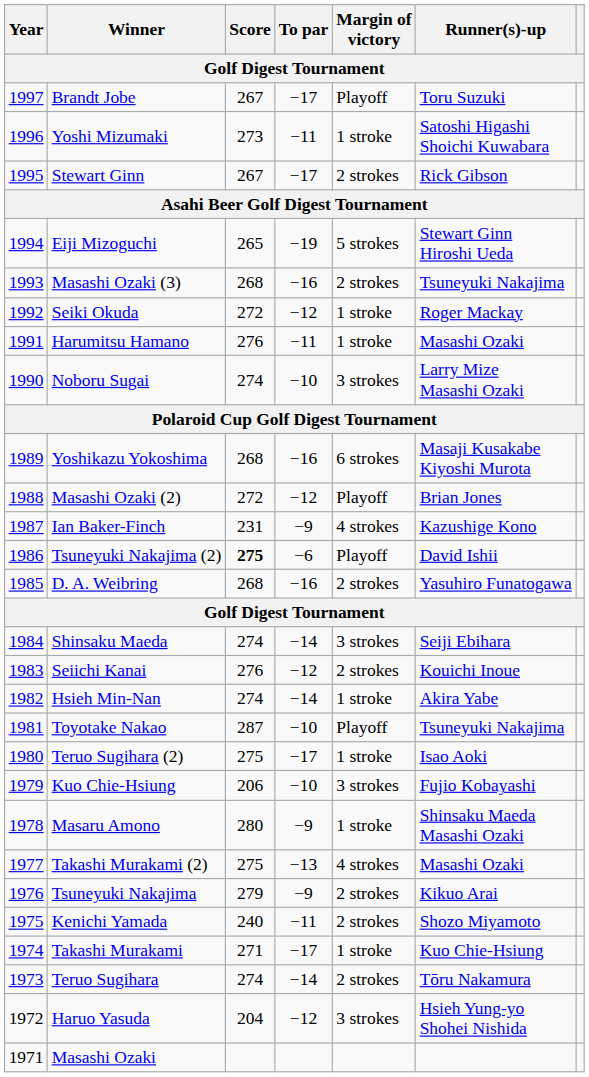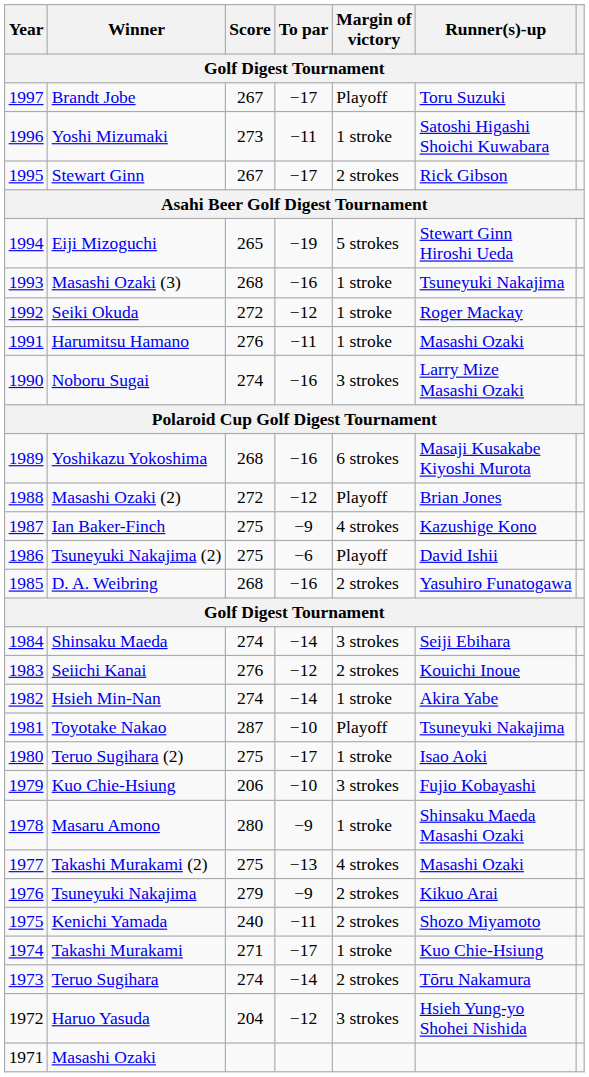(368, 282) 2 strokes -> (364, 282) 1 stroke
(304, 379) −10 -> (304, 379) −16
(250, 526) 231 -> (250, 526) 275
(250, 554) bold -> (250, 554) normal
